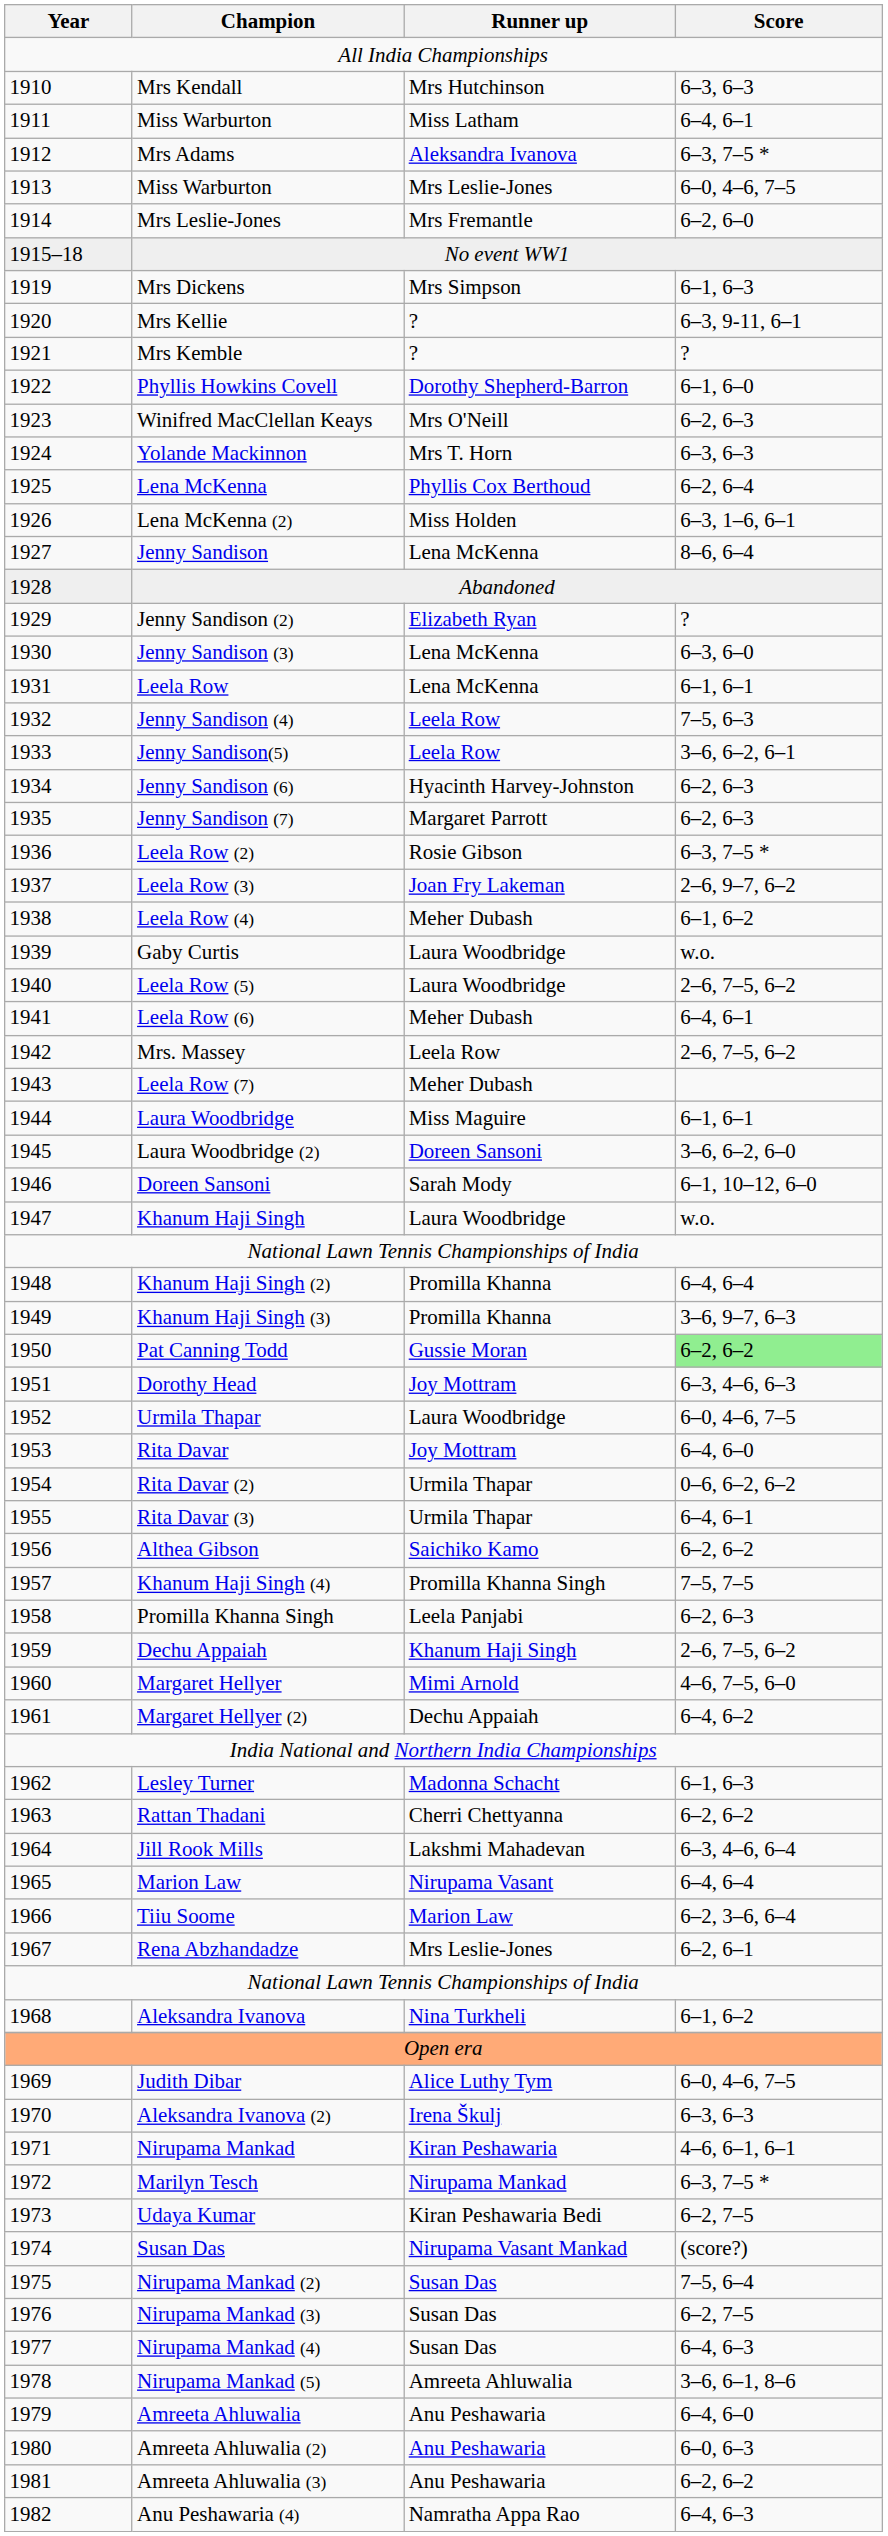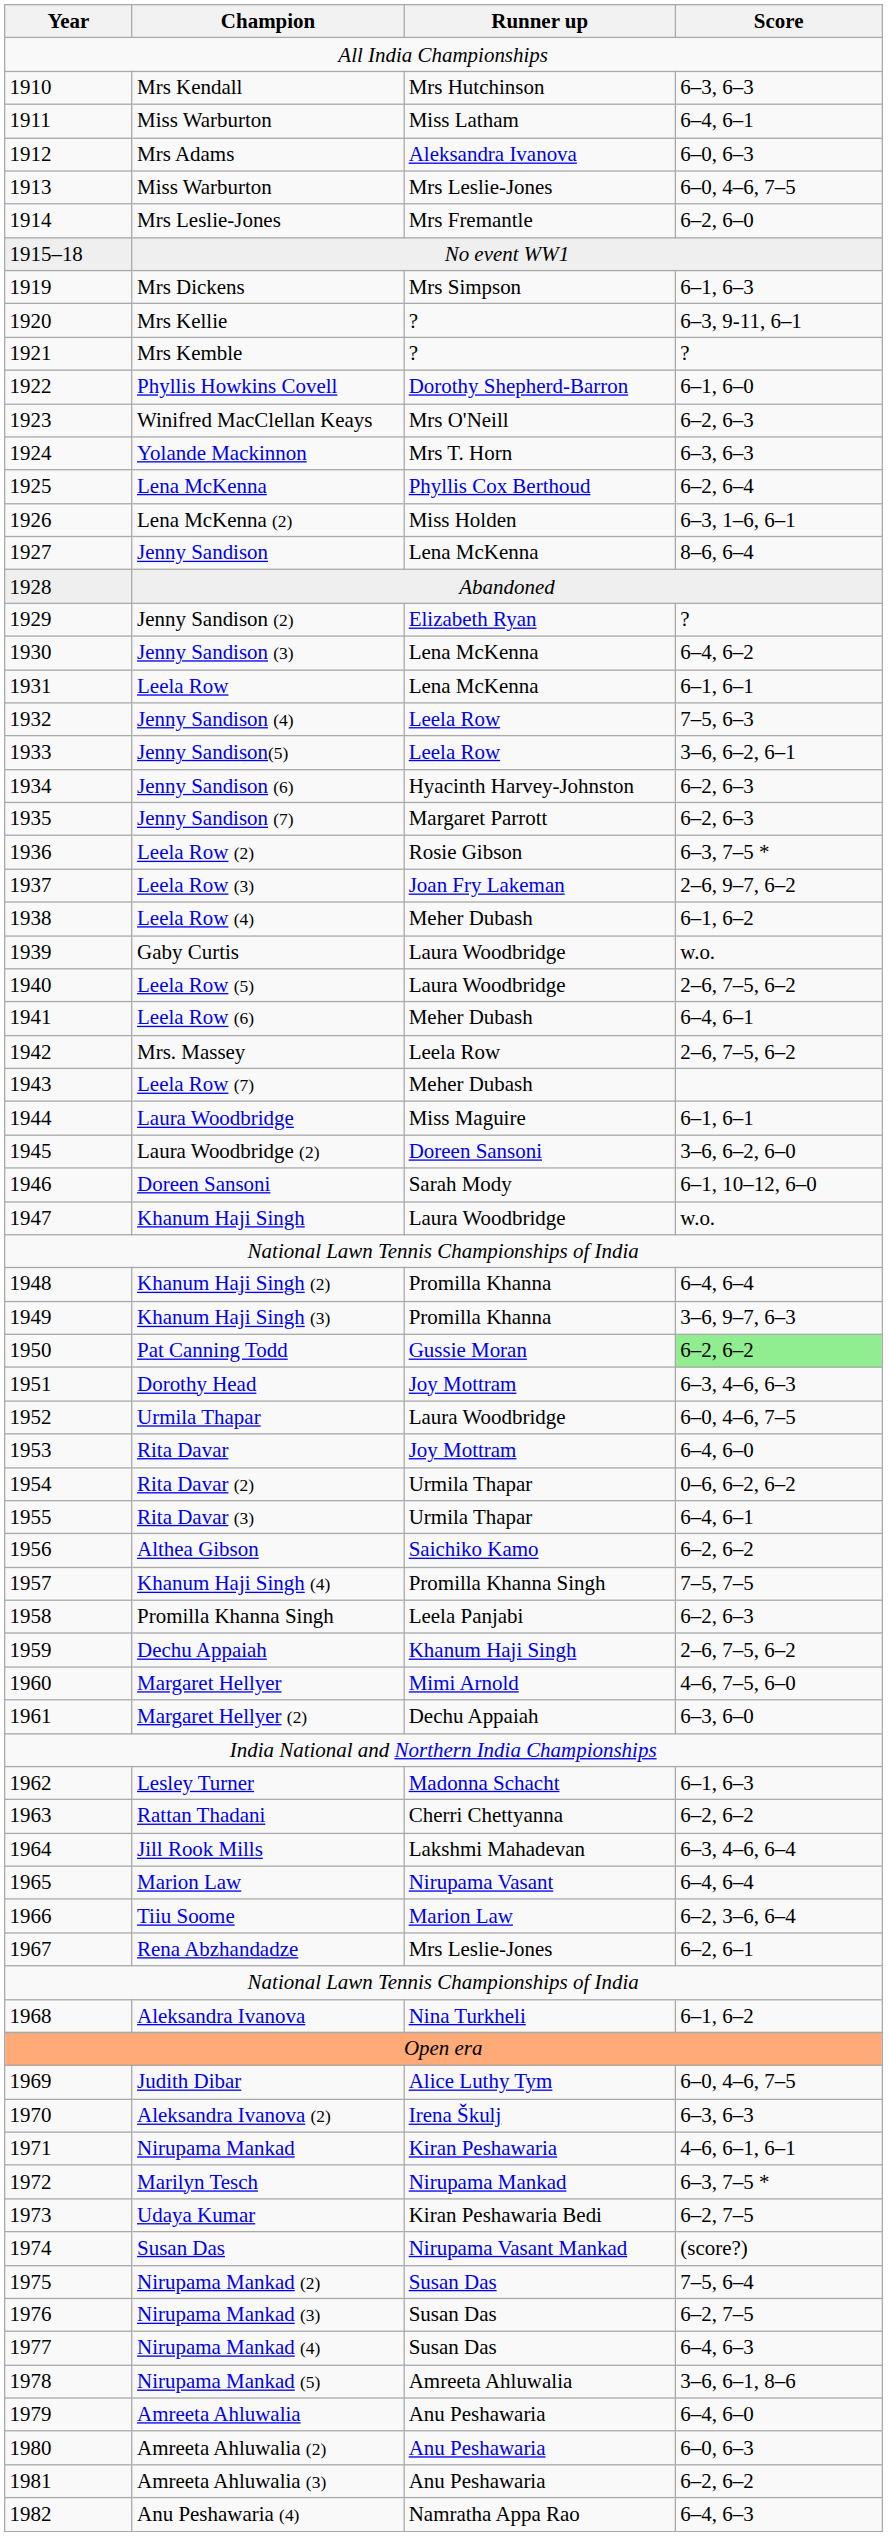(725, 154) 6–3, 7–5 * -> (717, 154) 6–0, 6–3
(717, 652) 6–3, 6–0 -> (717, 652) 6–4, 6–2
(717, 1716) 6–4, 6–2 -> (717, 1716) 6–3, 6–0
